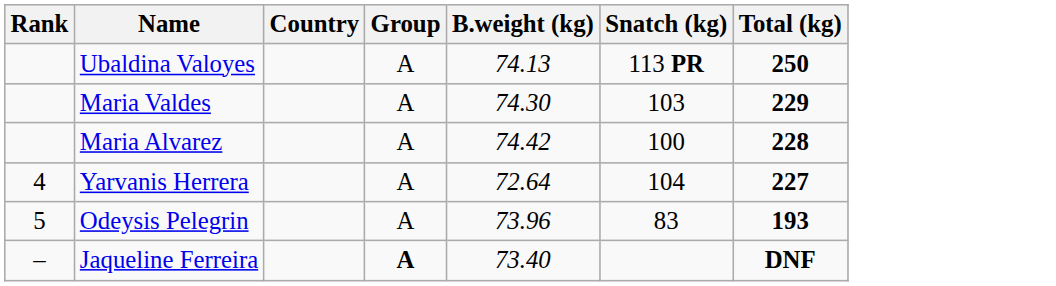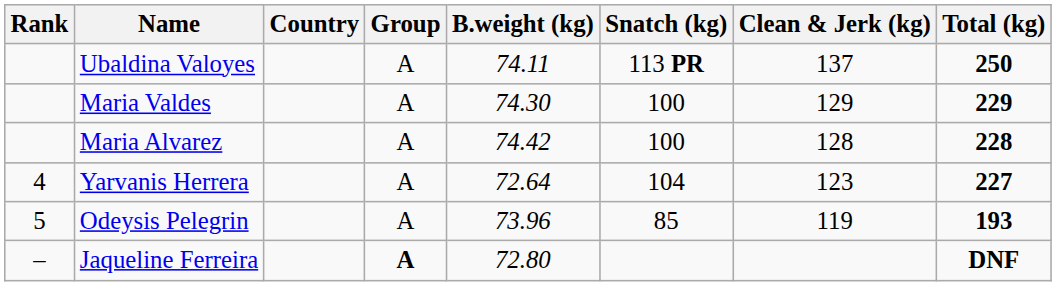+ column: (835, 24)
(523, 63) 74.13 -> (523, 63) 74.11
(666, 102) 103 -> (666, 102) 100
(666, 220) 83 -> (666, 220) 85
(523, 260) 73.40 -> (523, 260) 72.80
